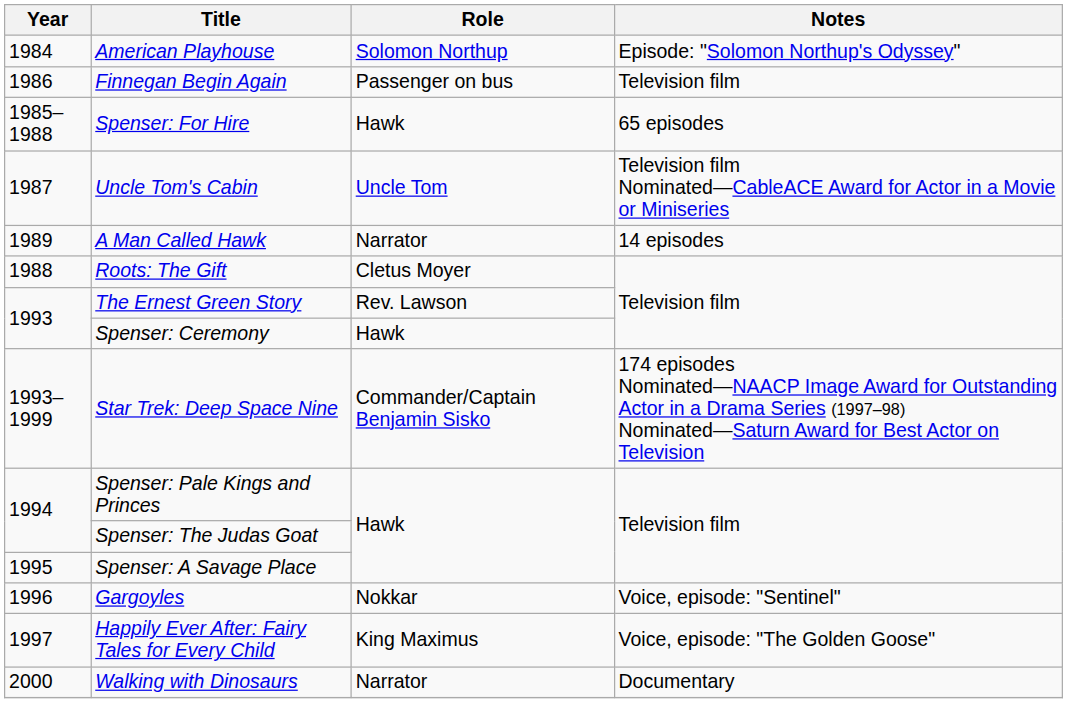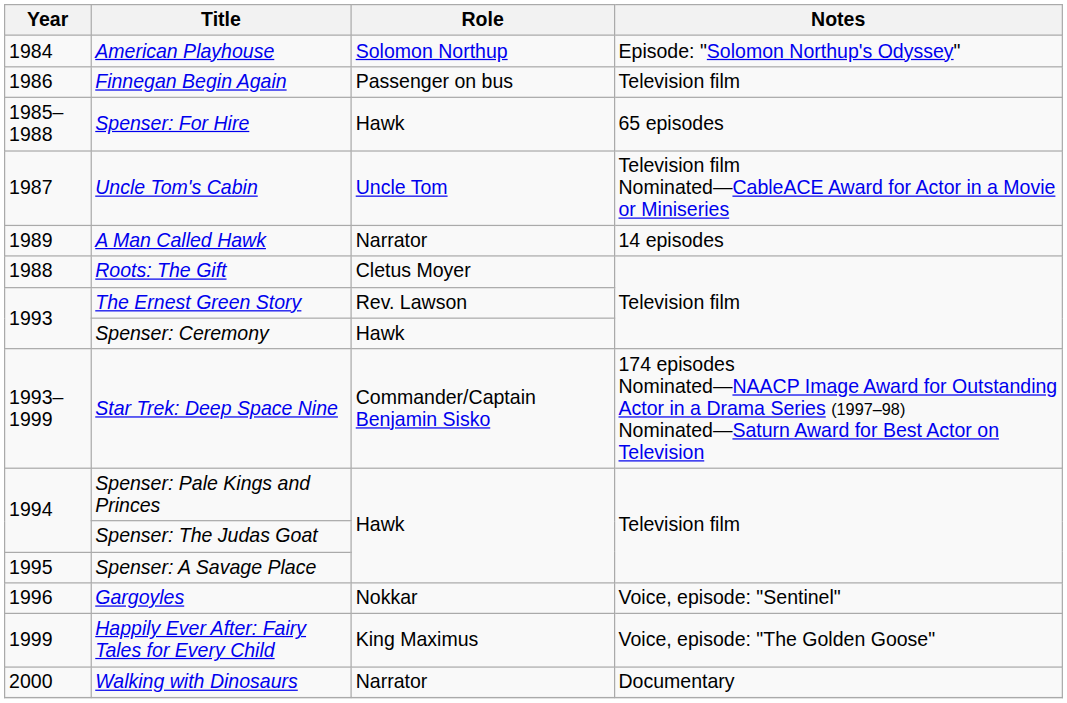(31, 640) 1997 -> (31, 640) 1999
